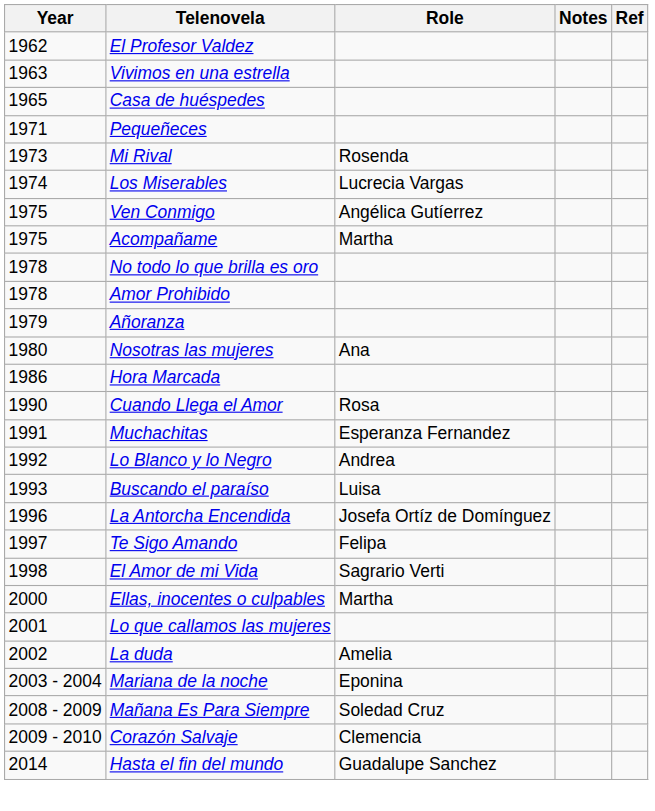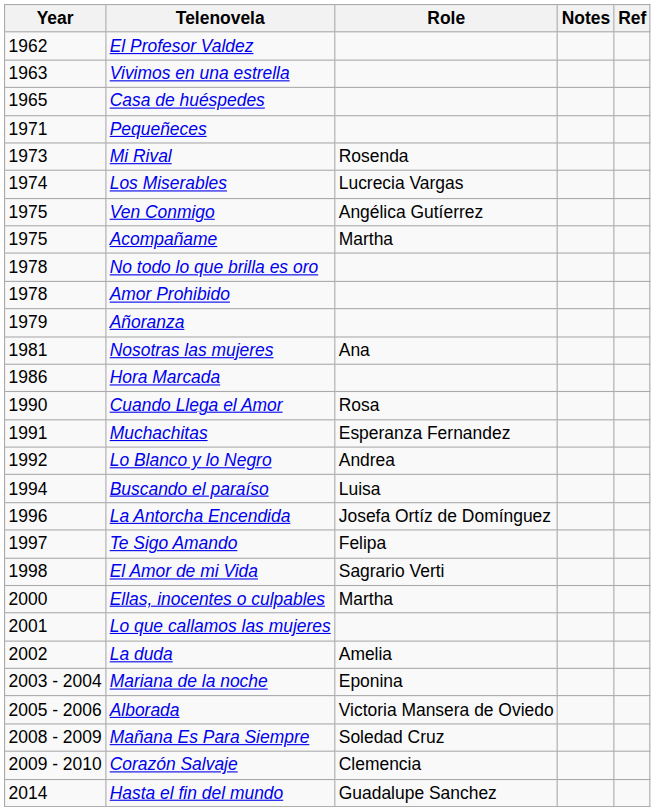(28, 350) 1980 -> (28, 350) 1981
(28, 488) 1993 -> (28, 488) 1994
+ row: (145, 709)
